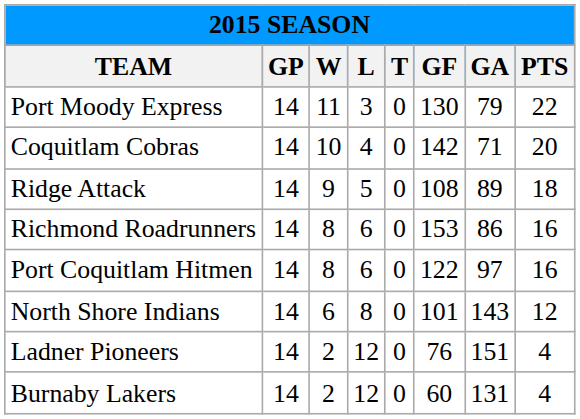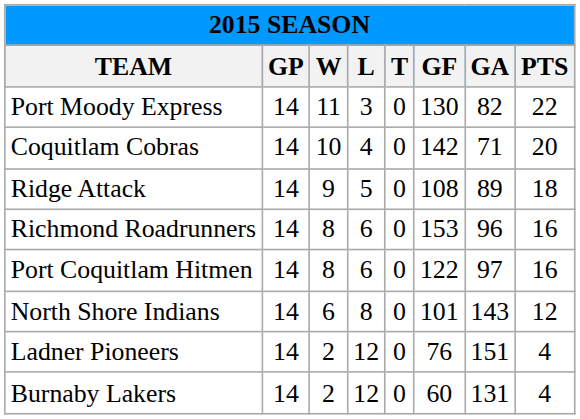(490, 106) 79 -> (490, 106) 82
(490, 229) 86 -> (490, 229) 96
